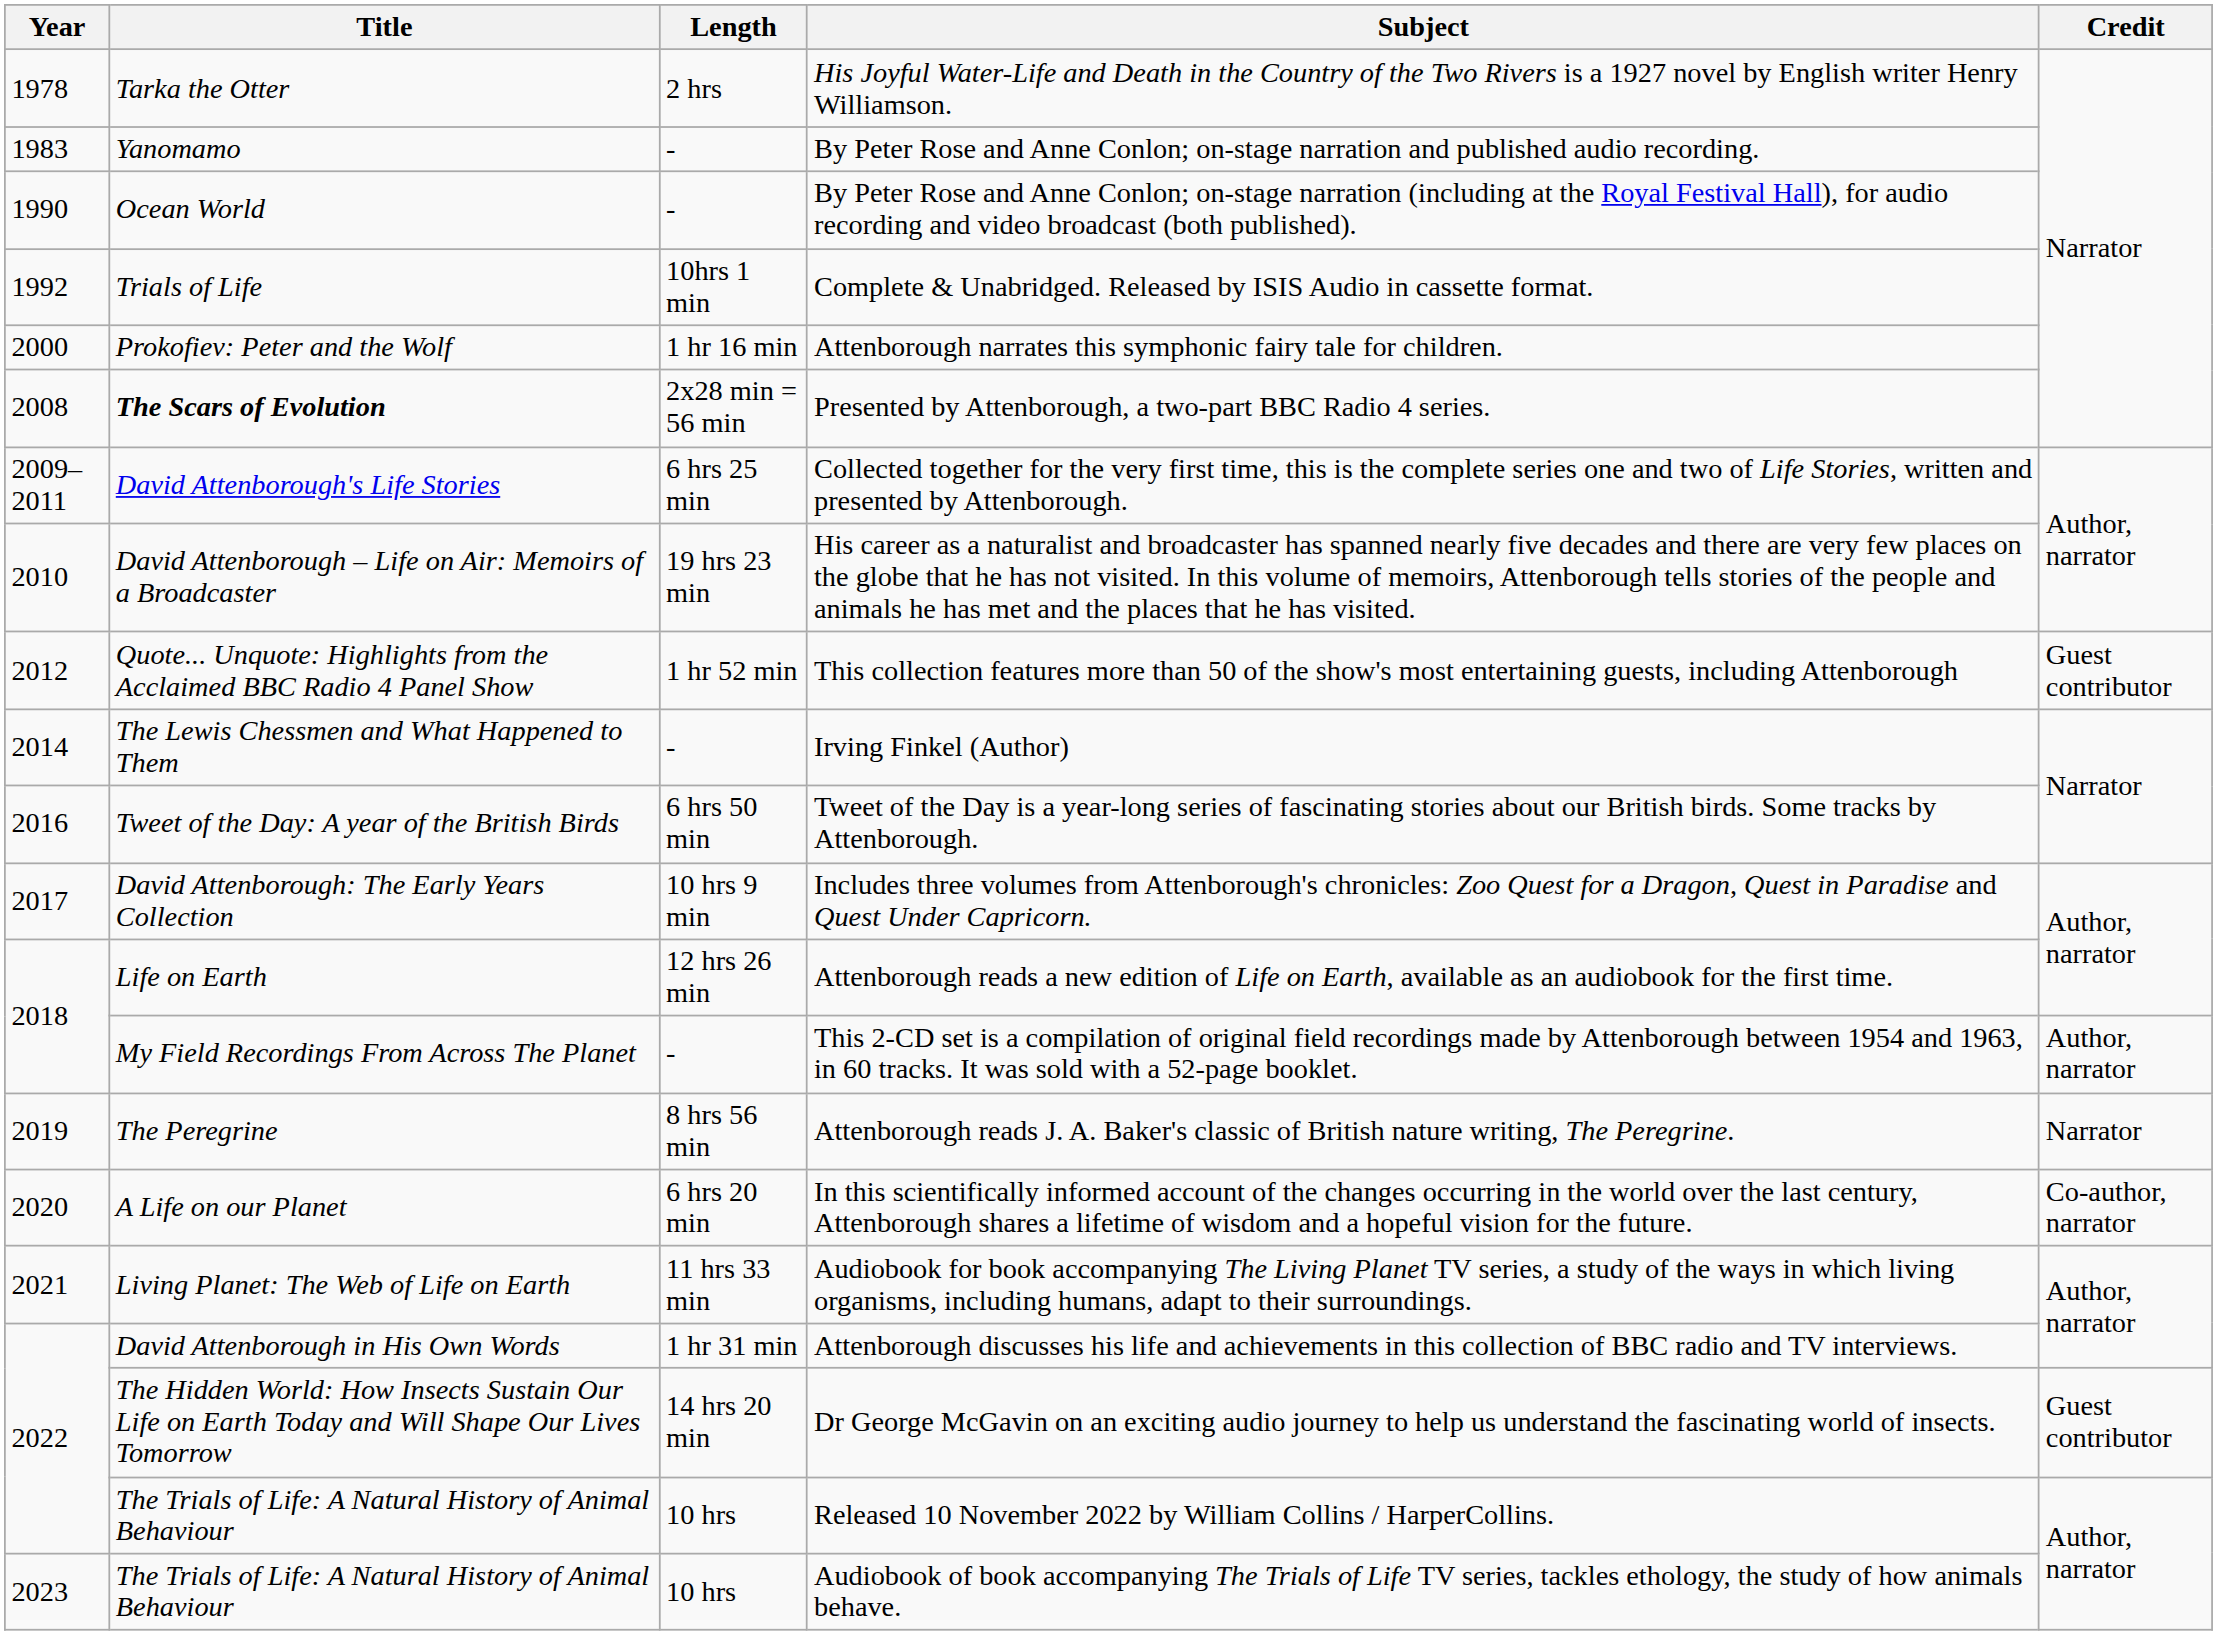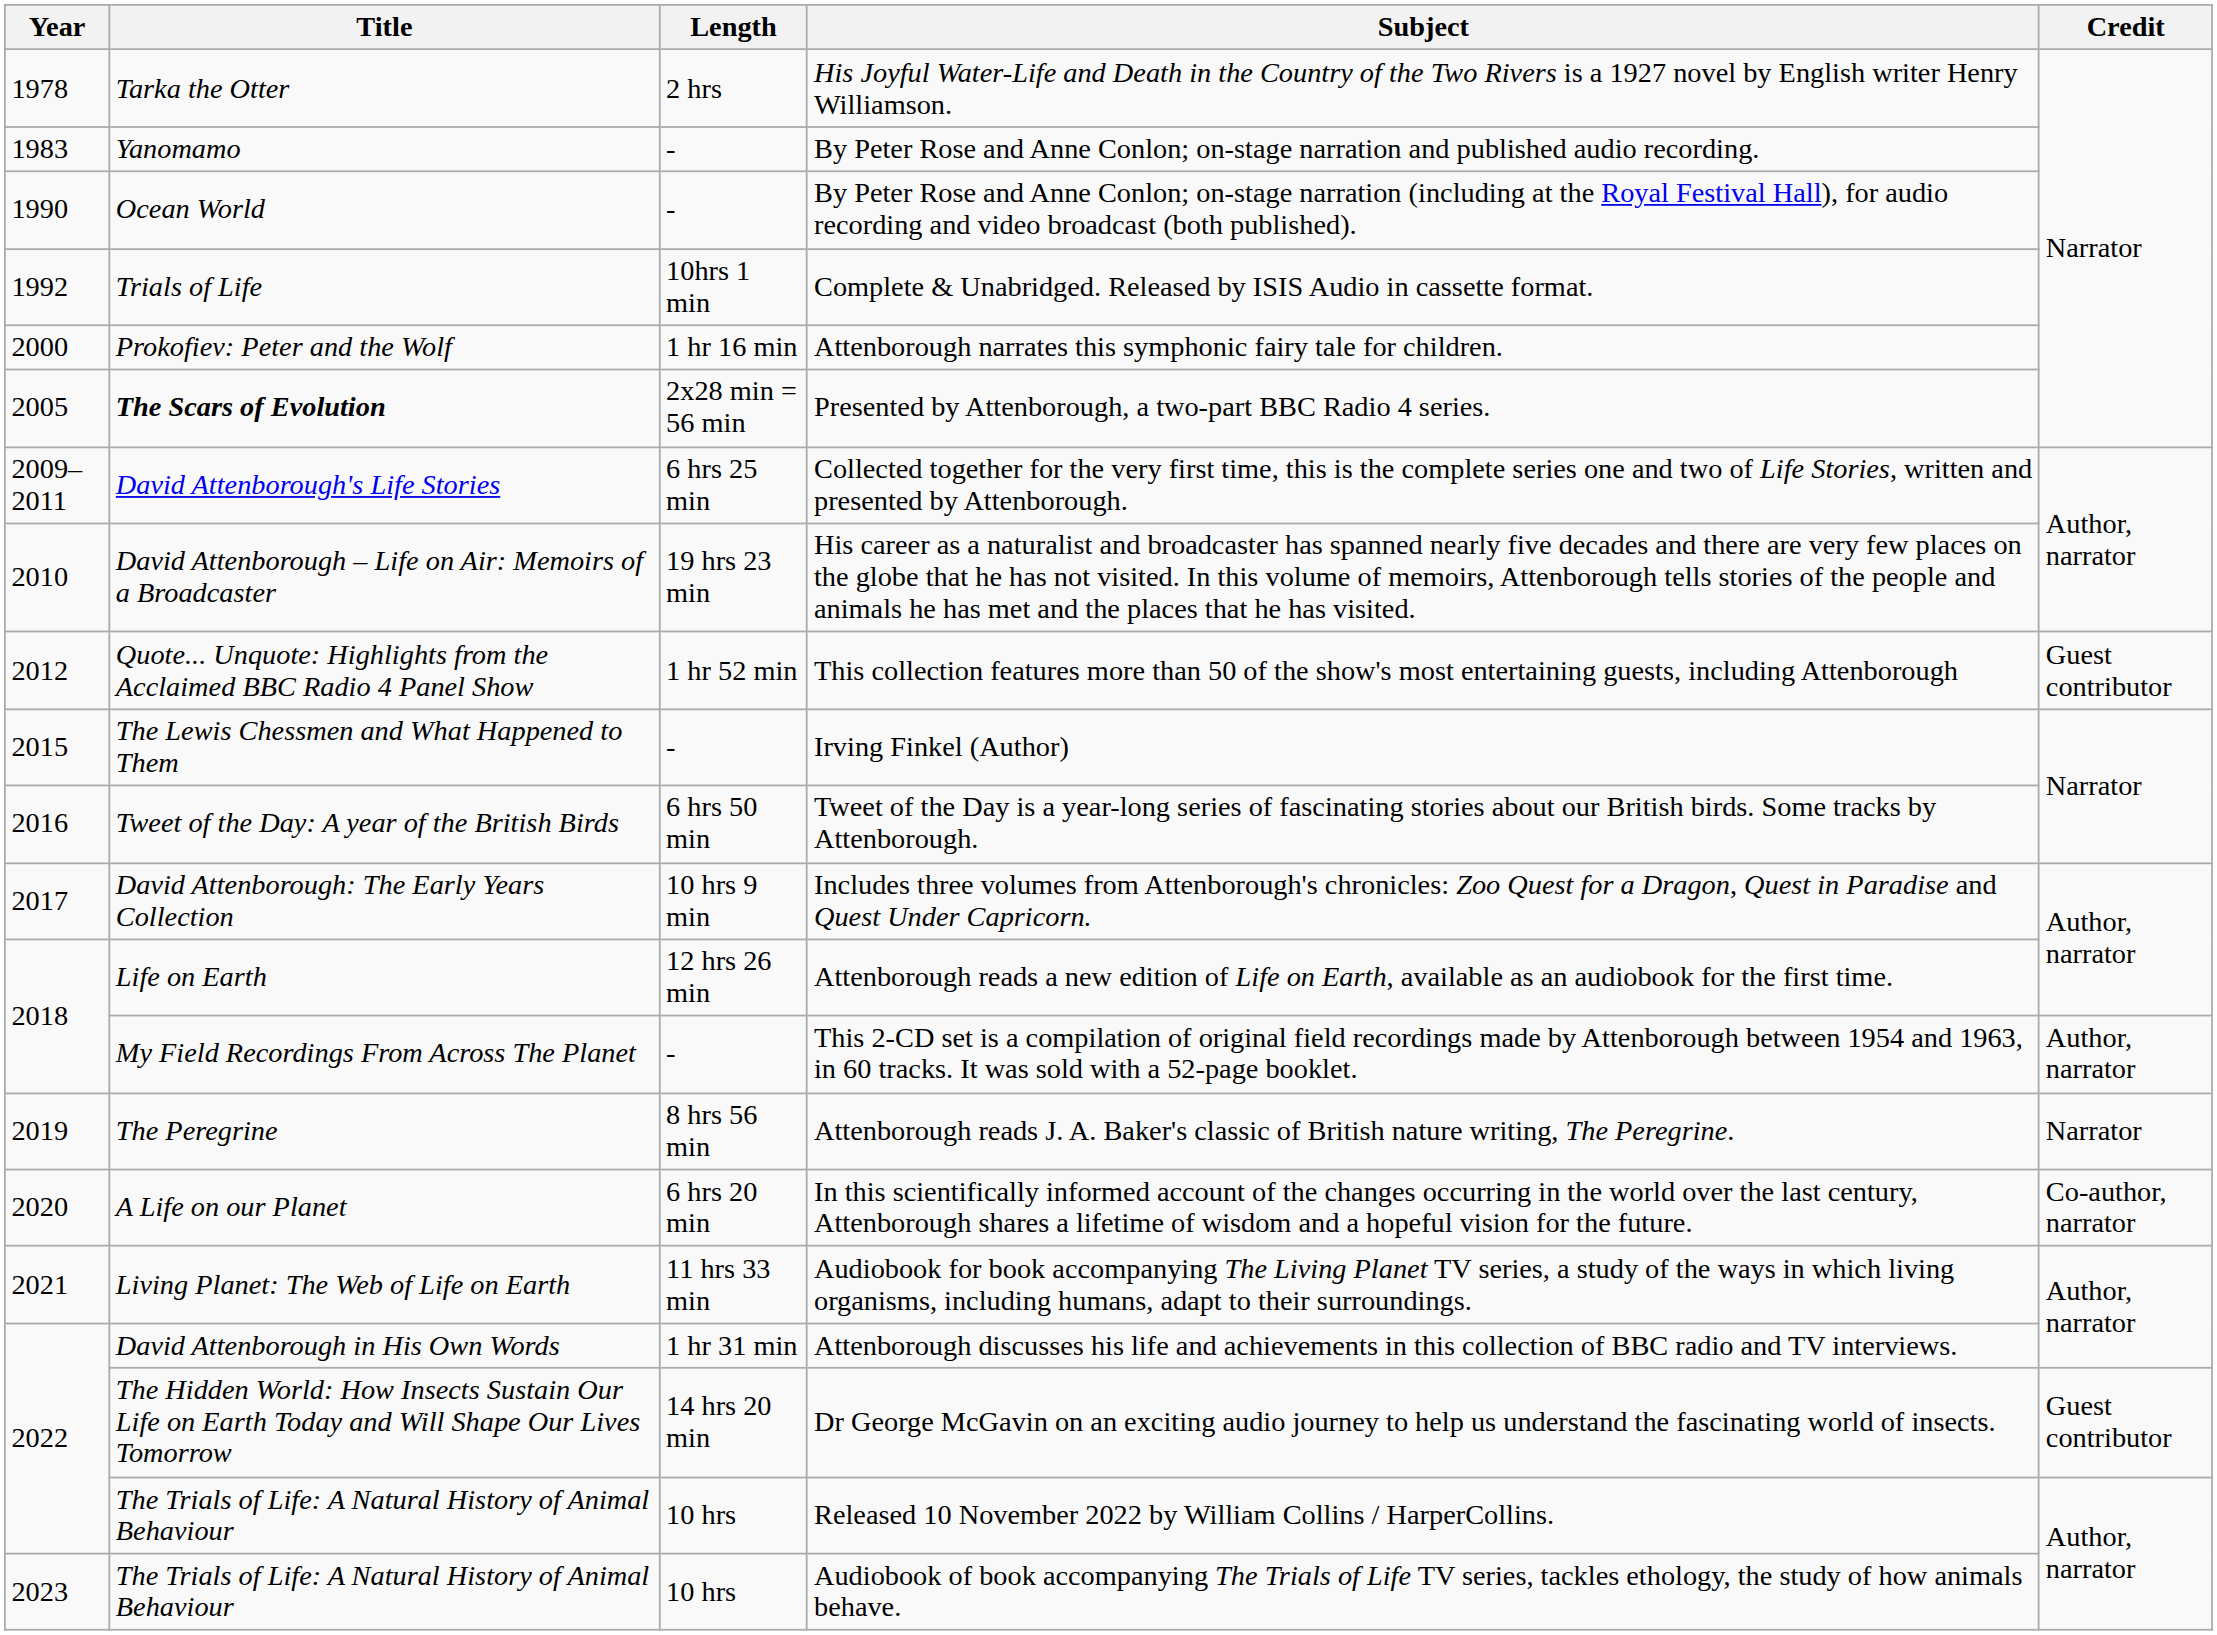(40, 407) 2008 -> (40, 407) 2005
(40, 746) 2014 -> (40, 746) 2015
